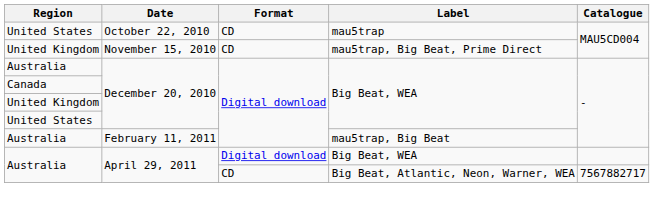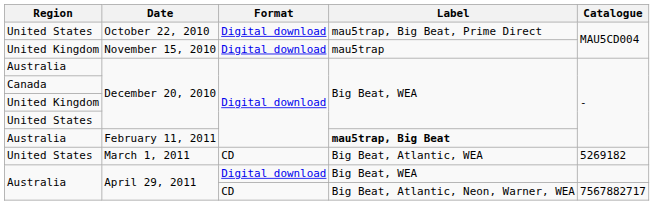(228, 31) CD -> (274, 31) Digital download
(358, 31) mau5trap -> (437, 31) mau5trap, Big Beat, Prime Direct
(228, 49) CD -> (274, 49) Digital download
(437, 49) mau5trap, Big Beat, Prime Direct -> (358, 49) mau5trap
(391, 138) normal -> (391, 138) bold
+ row: (50, 156)
